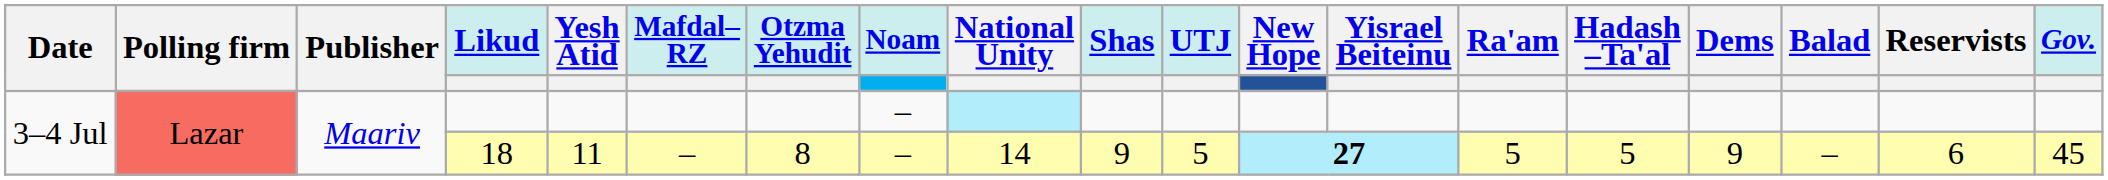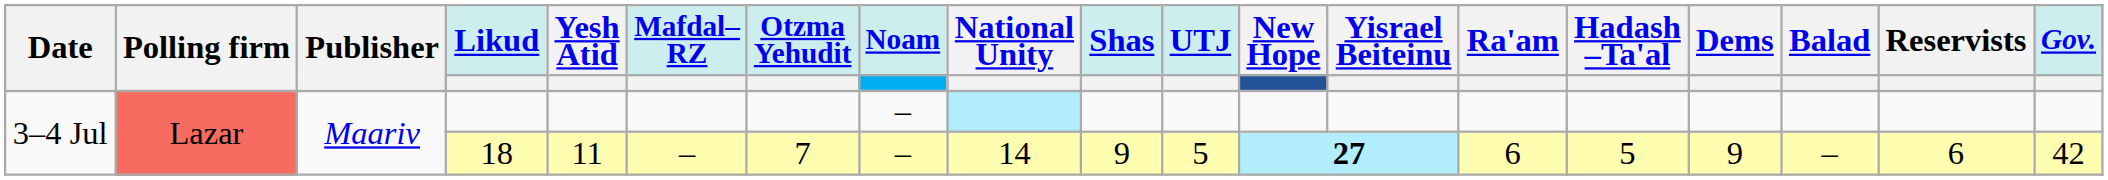(803, 154) 8 -> (803, 154) 7
(1513, 154) 5 -> (1513, 154) 6
(2069, 154) 45 -> (2069, 154) 42
